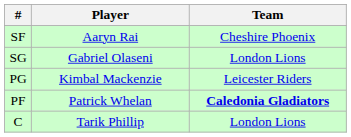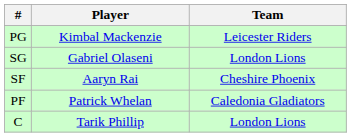rows swapped: (18, 79) <-> (18, 36)
(268, 100) bold -> (268, 100) normal
